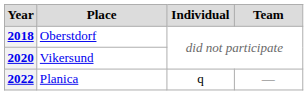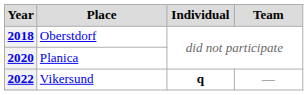(67, 57) Vikersund -> (59, 57) Planica
(59, 79) Planica -> (67, 79) Vikersund
(200, 79) normal -> (200, 79) bold
